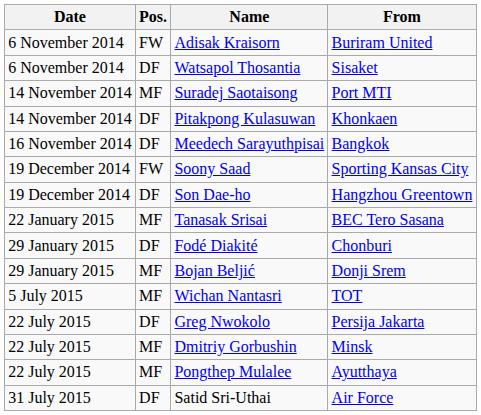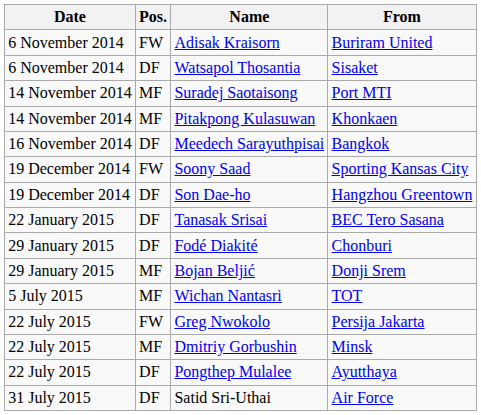(149, 118) DF -> (151, 118) MF
(151, 220) MF -> (149, 220) DF
(149, 321) DF -> (151, 321) FW
(151, 372) MF -> (149, 372) DF
